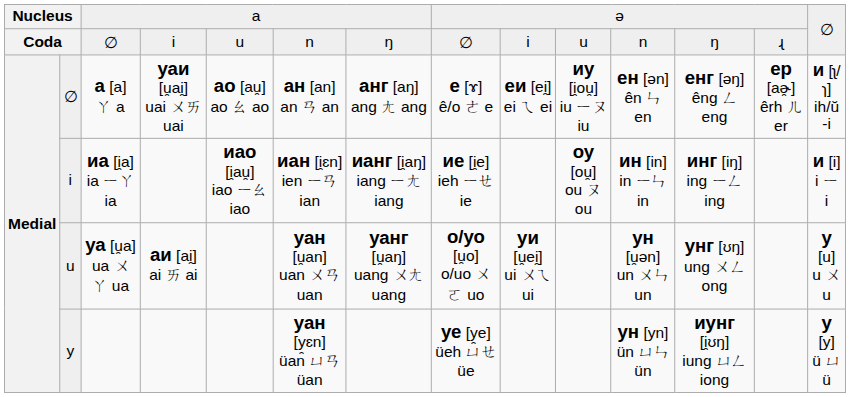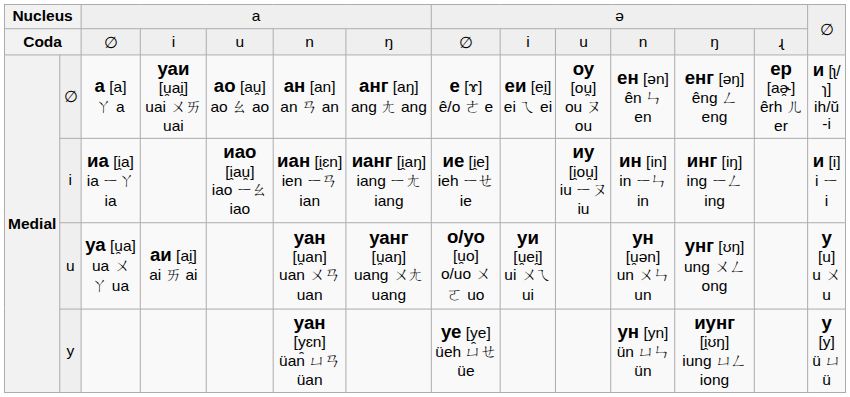(583, 96) иу [i̯ou̯] iu ㄧㄡ iu -> (583, 96) оу [ou̯] ou ㄡ ou
(583, 180) оу [ou̯] ou ㄡ ou -> (583, 180) иу [i̯ou̯] iu ㄧㄡ iu
